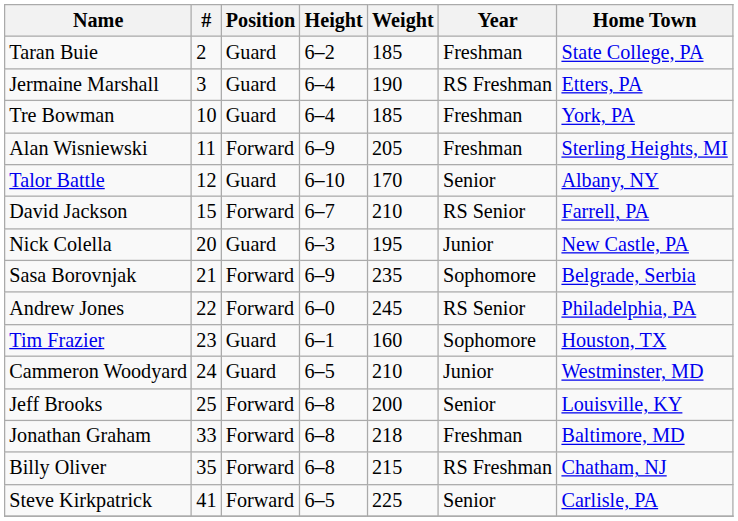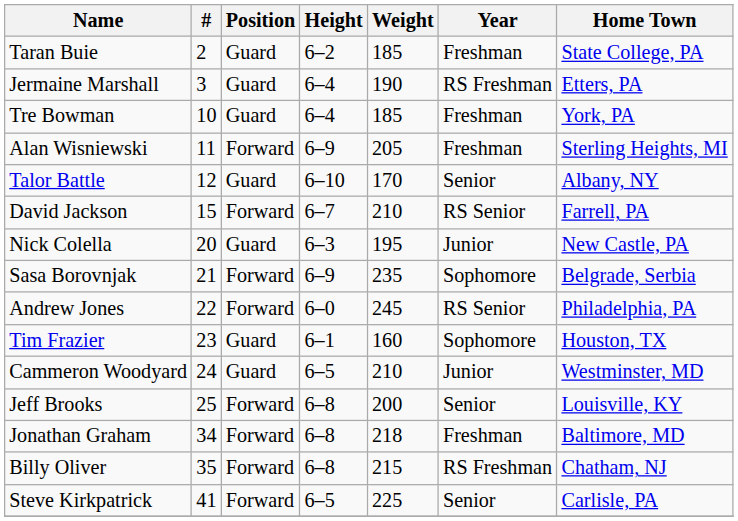(206, 436) 33 -> (206, 436) 34
